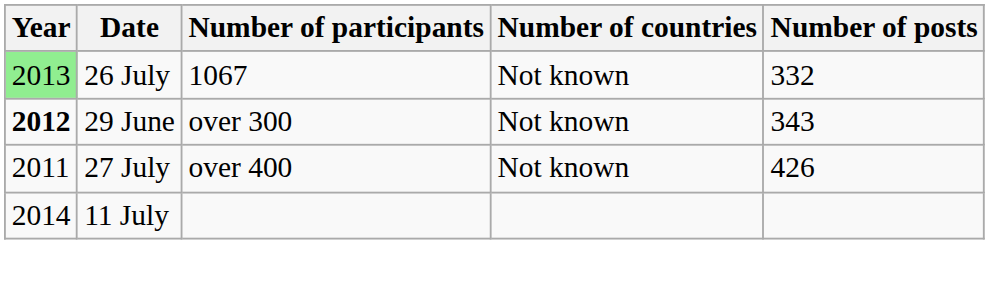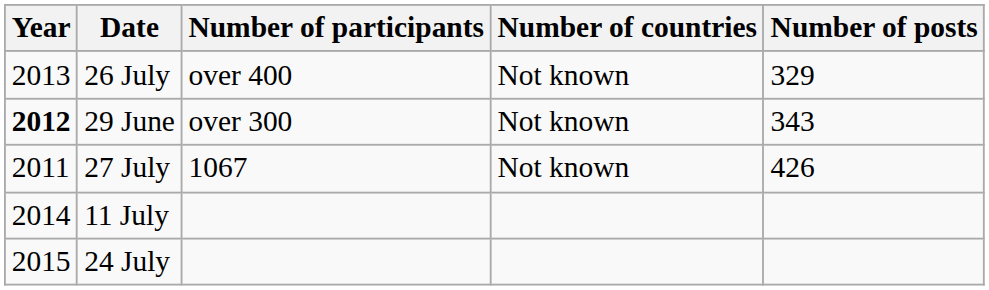(41, 74) lightgreen background -> (41, 74) no background
(218, 74) 1067 -> (240, 74) over 400
(793, 74) 332 -> (793, 74) 329
(240, 167) over 400 -> (218, 167) 1067
+ row: (127, 261)
